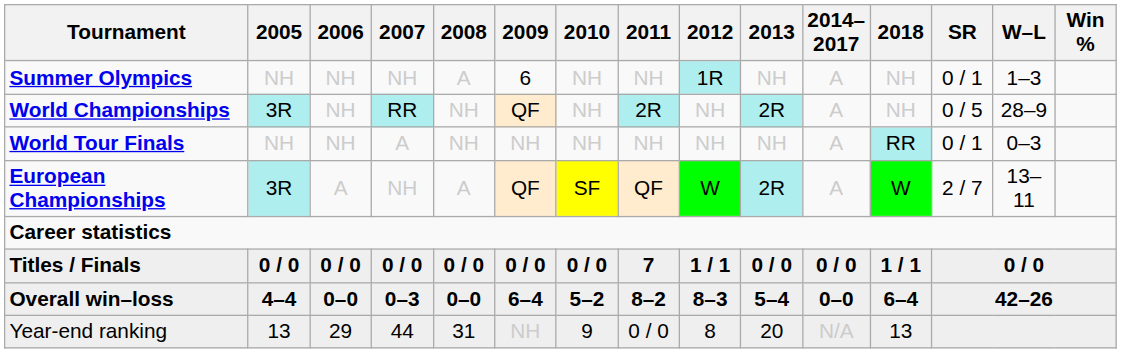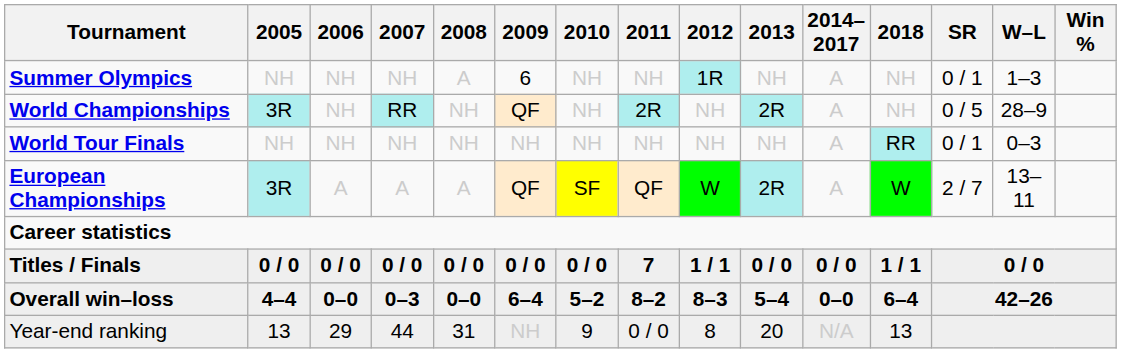(402, 143) A -> (402, 143) NH
(402, 188) NH -> (402, 188) A
